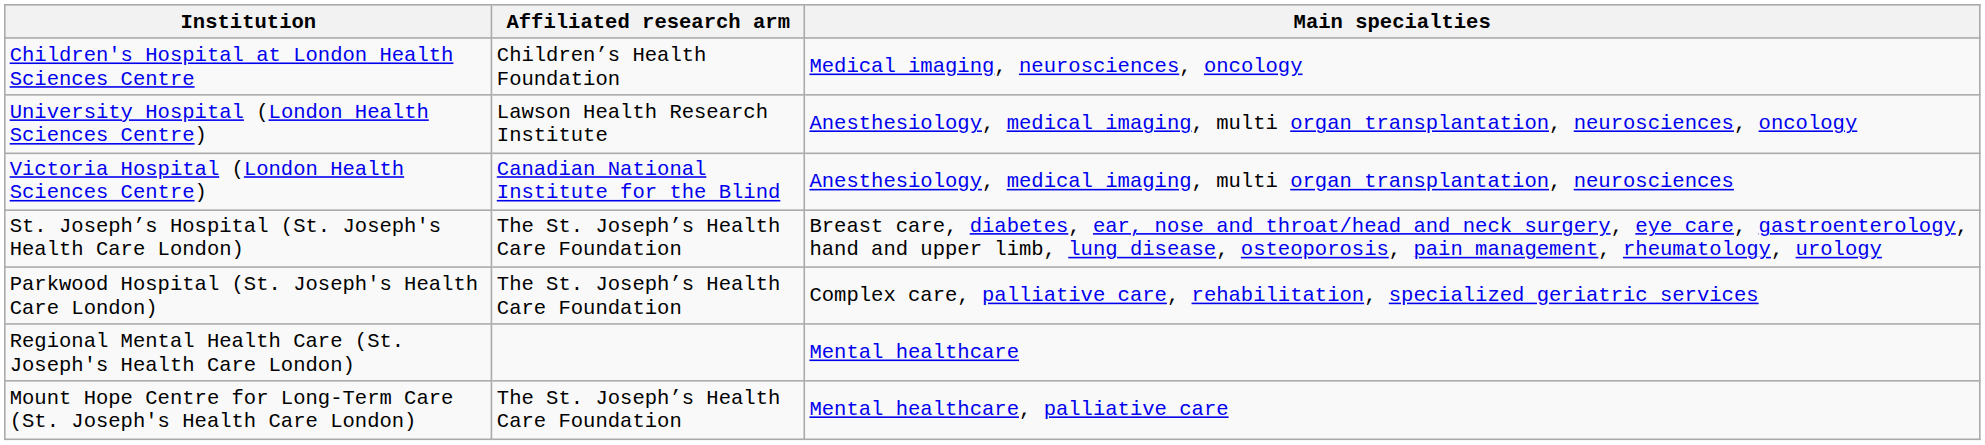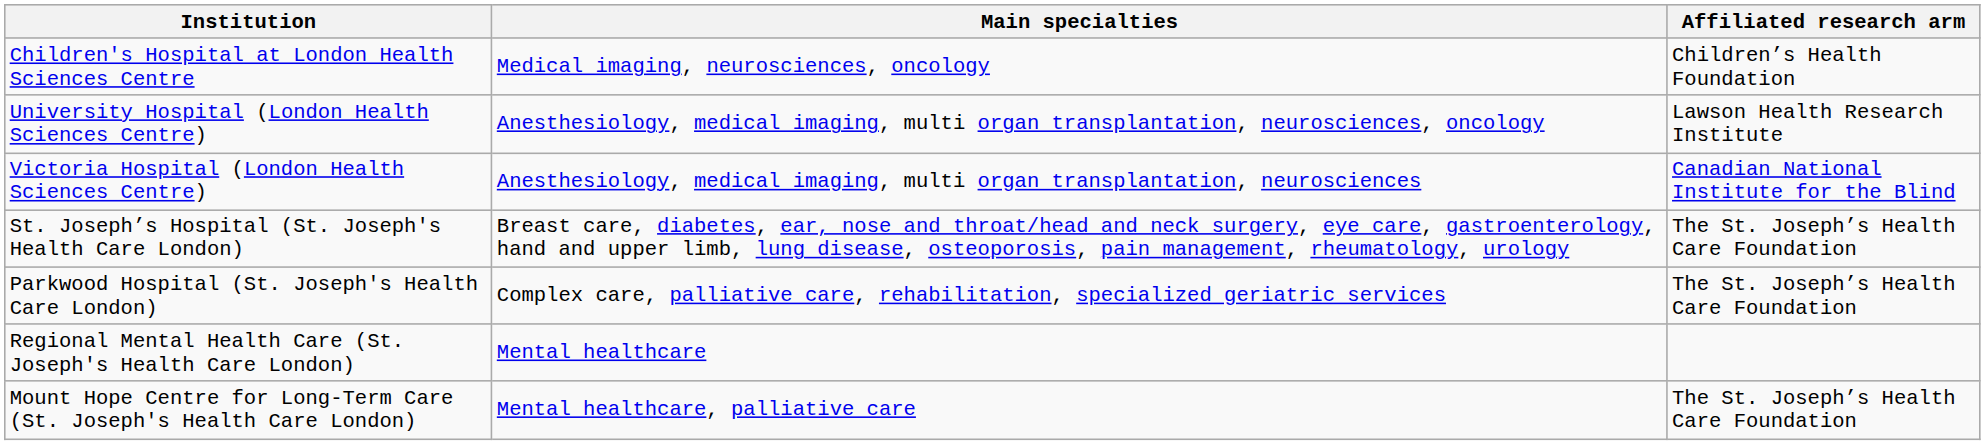columns swapped: (1392, 22) <-> (648, 22)
